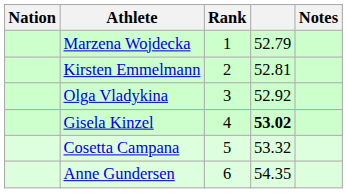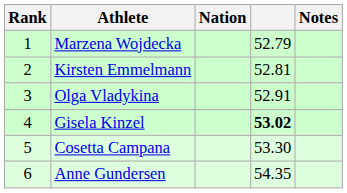columns swapped: (227, 17) <-> (32, 17)
(273, 95) 52.92 -> (273, 95) 52.91
(273, 148) 53.32 -> (273, 148) 53.30
